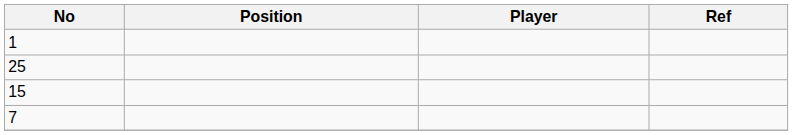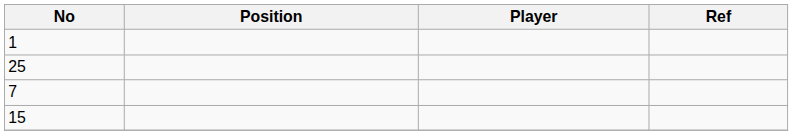rows swapped: (13, 117) <-> (17, 92)
